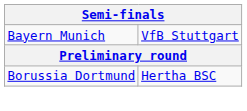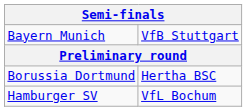+ row: (53, 96)
